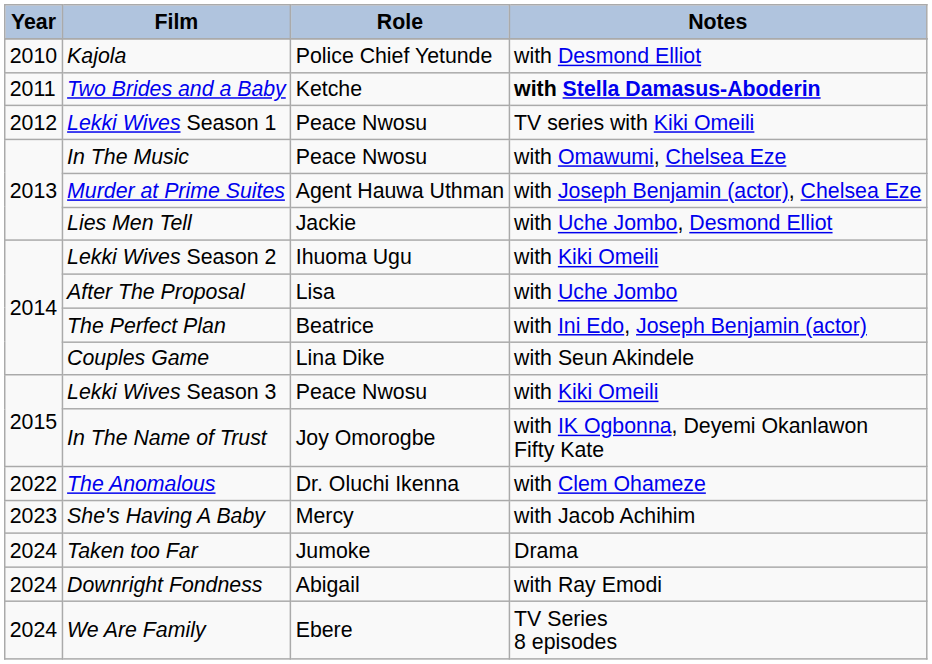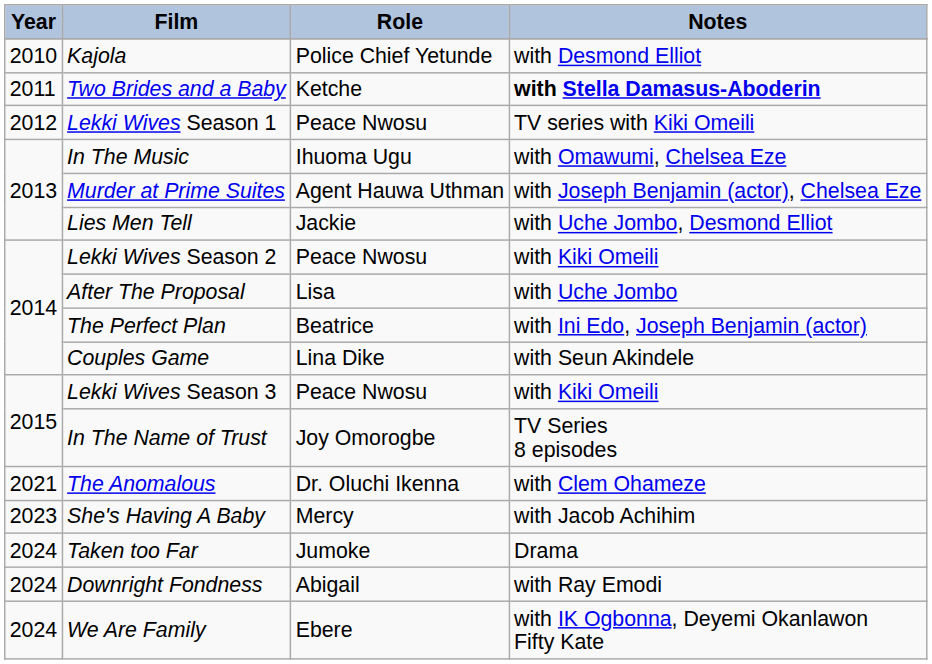(361, 157) Peace Nwosu -> (354, 157) Ihuoma Ugu
(354, 258) Ihuoma Ugu -> (361, 258) Peace Nwosu
(691, 438) with IK Ogbonna, Deyemi Okanlawon Fifty Kate -> (566, 438) TV Series 8 episodes
(33, 483) 2022 -> (33, 483) 2021
(566, 630) TV Series 8 episodes -> (691, 630) with IK Ogbonna, Deyemi Okanlawon Fifty Kate
